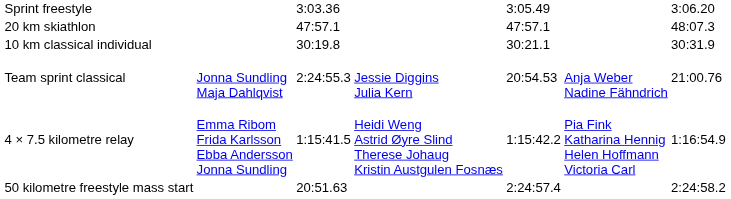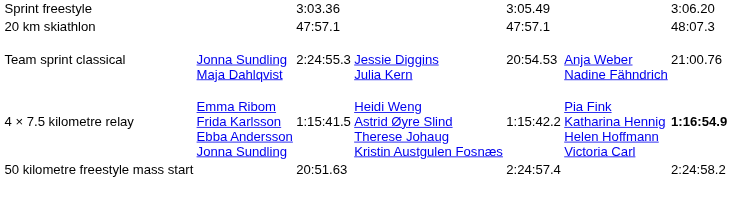- row: (78, 45)
(698, 140) normal -> (699, 122) bold
